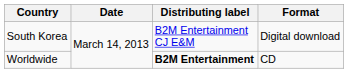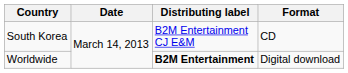(300, 36) Digital download -> (268, 36) CD
(268, 59) CD -> (300, 59) Digital download
